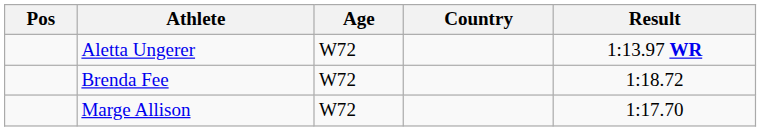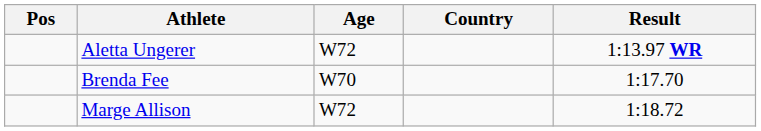(337, 79) W72 -> (337, 79) W70
(655, 79) 1:18.72 -> (655, 79) 1:17.70
(655, 110) 1:17.70 -> (655, 110) 1:18.72
